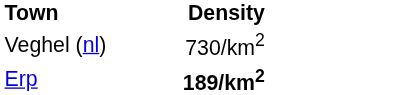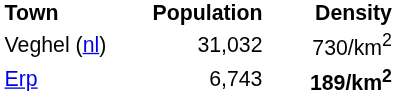+ column: (202, 12)
